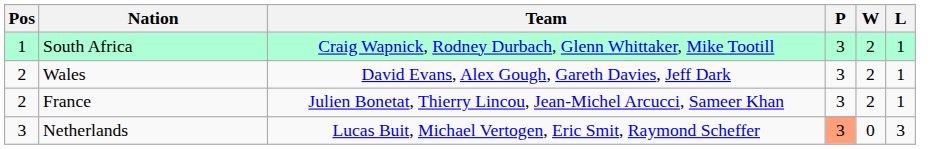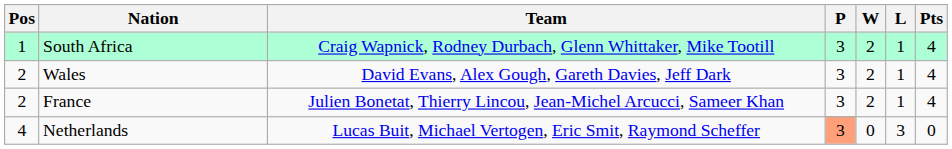+ column: (931, 18)
(22, 130) 3 -> (22, 130) 4
